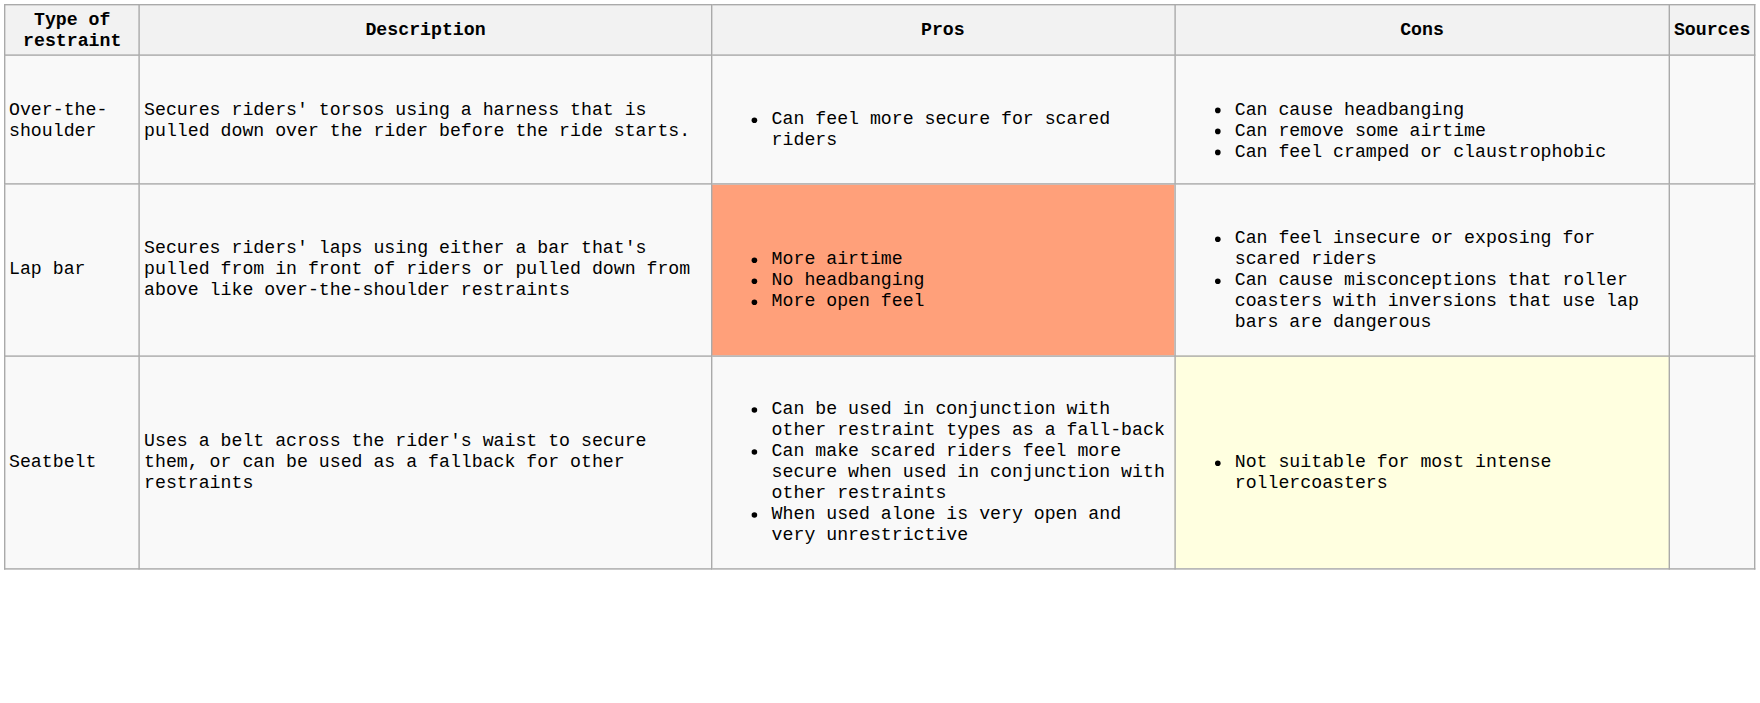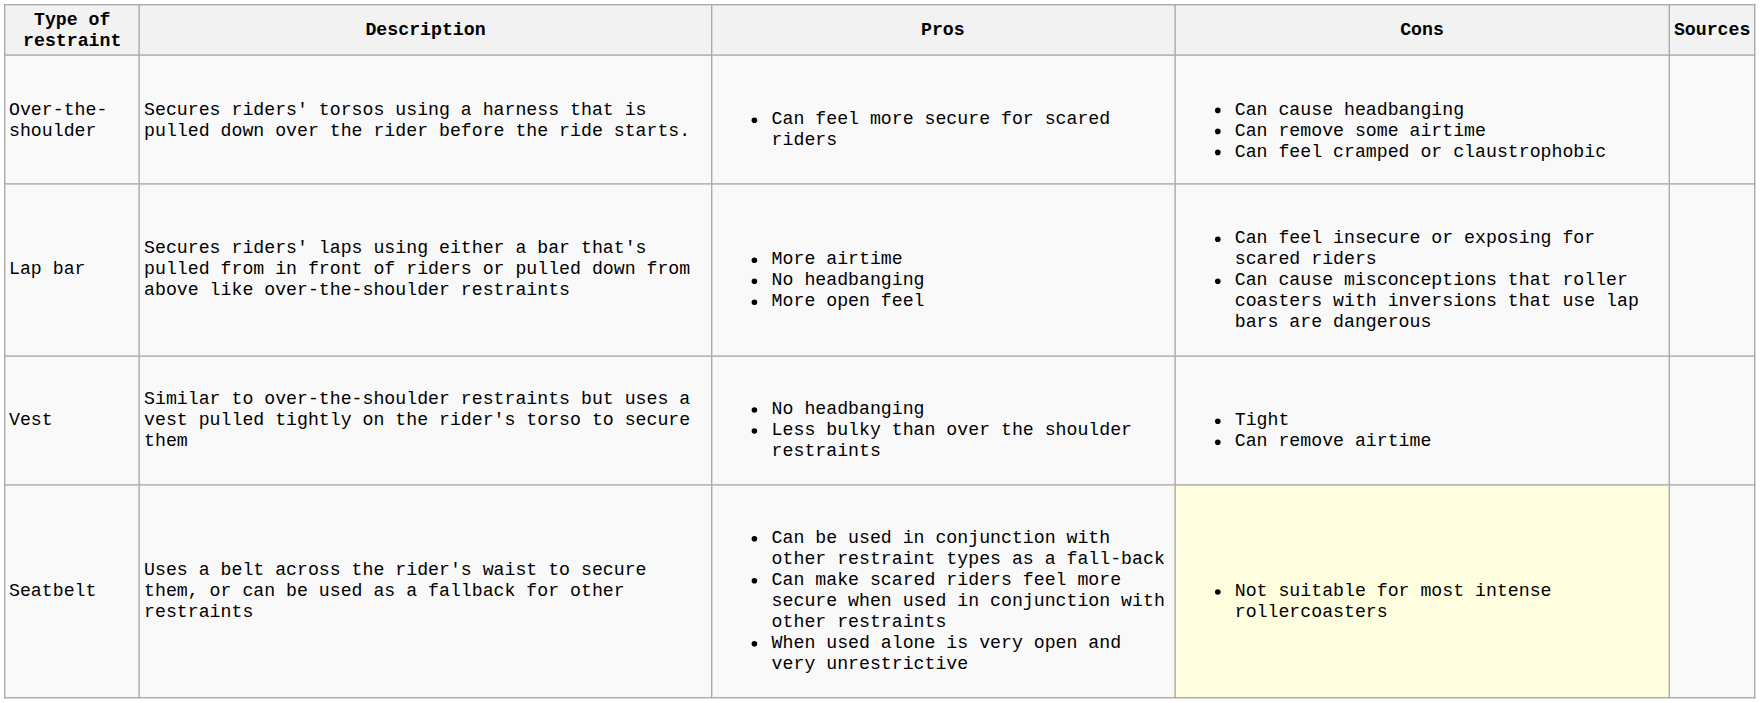(943, 280) lightsalmon background -> (943, 280) no background
+ row: (31, 420)
